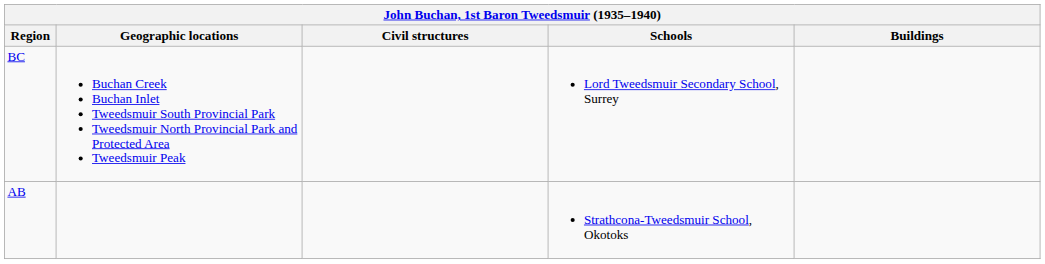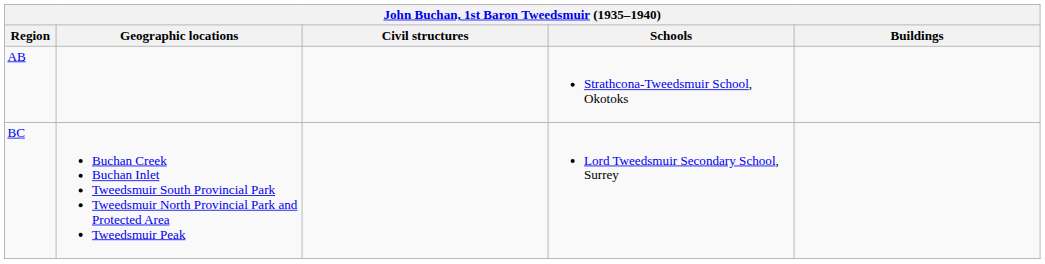rows swapped: (17, 192) <-> (16, 56)
